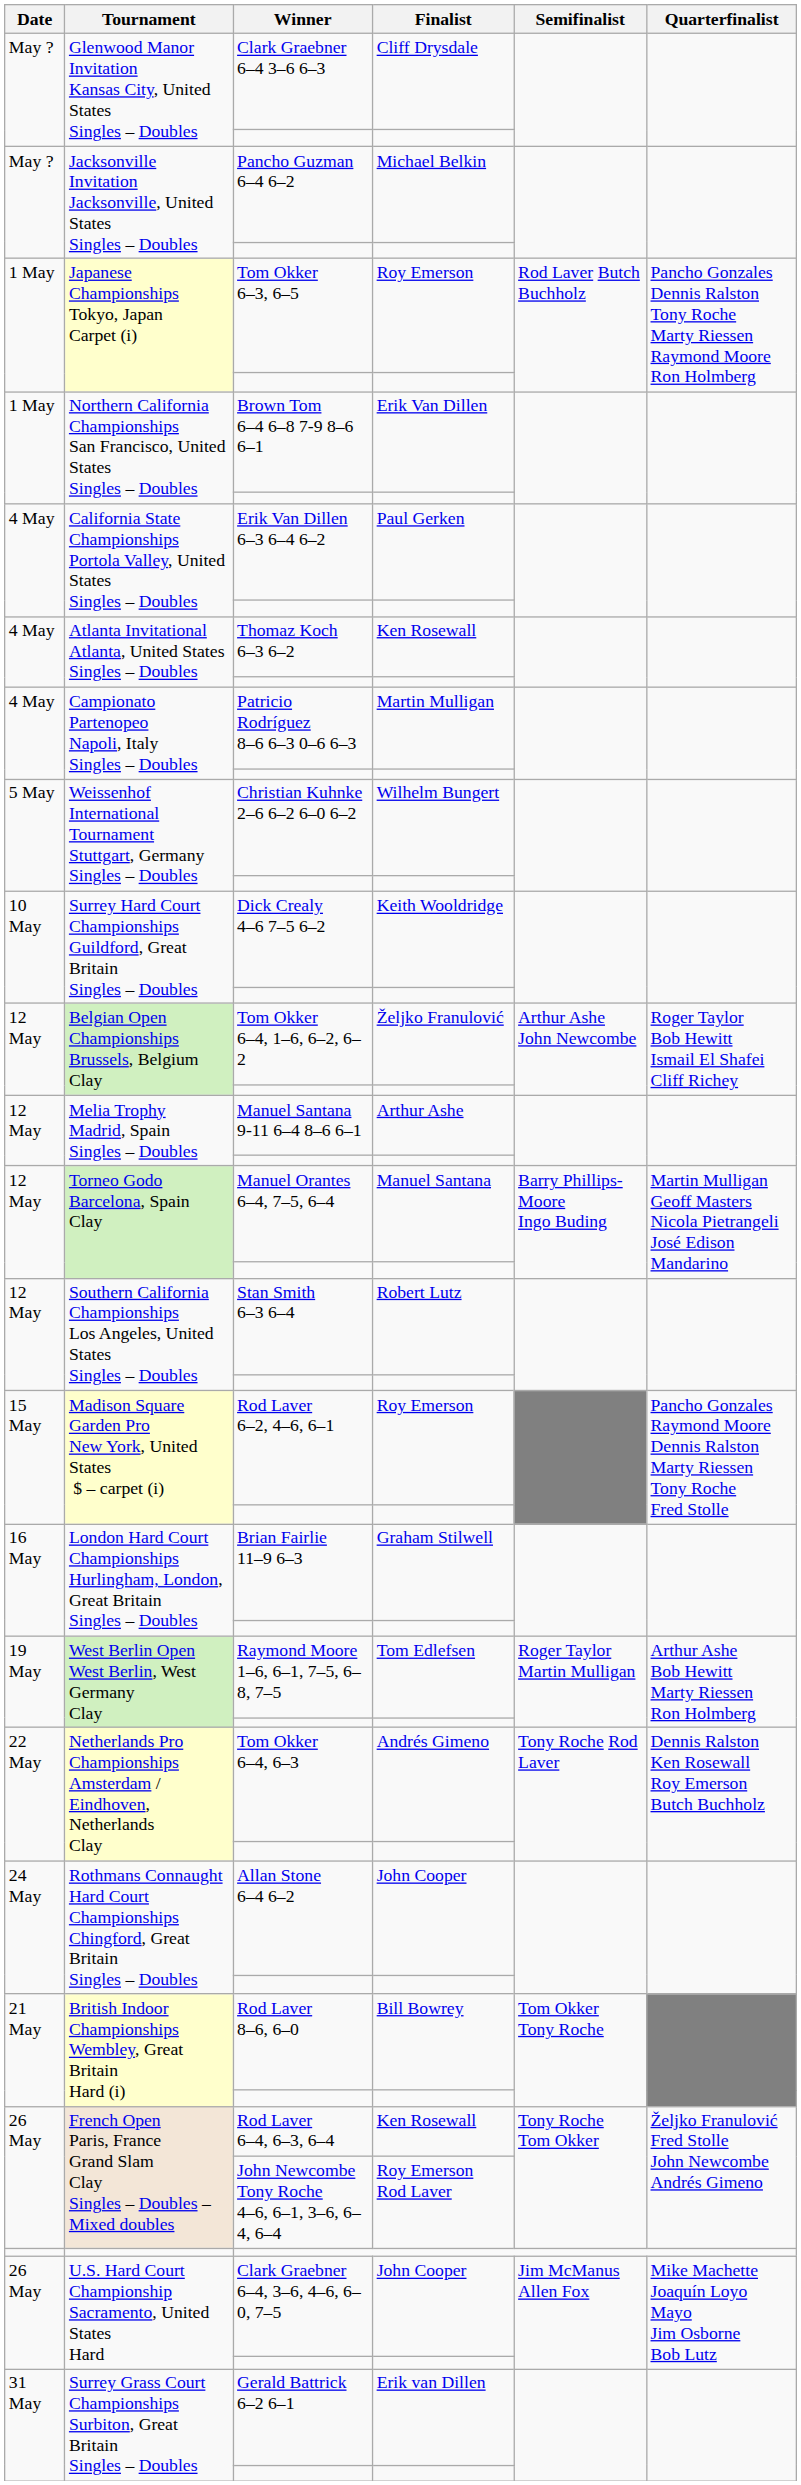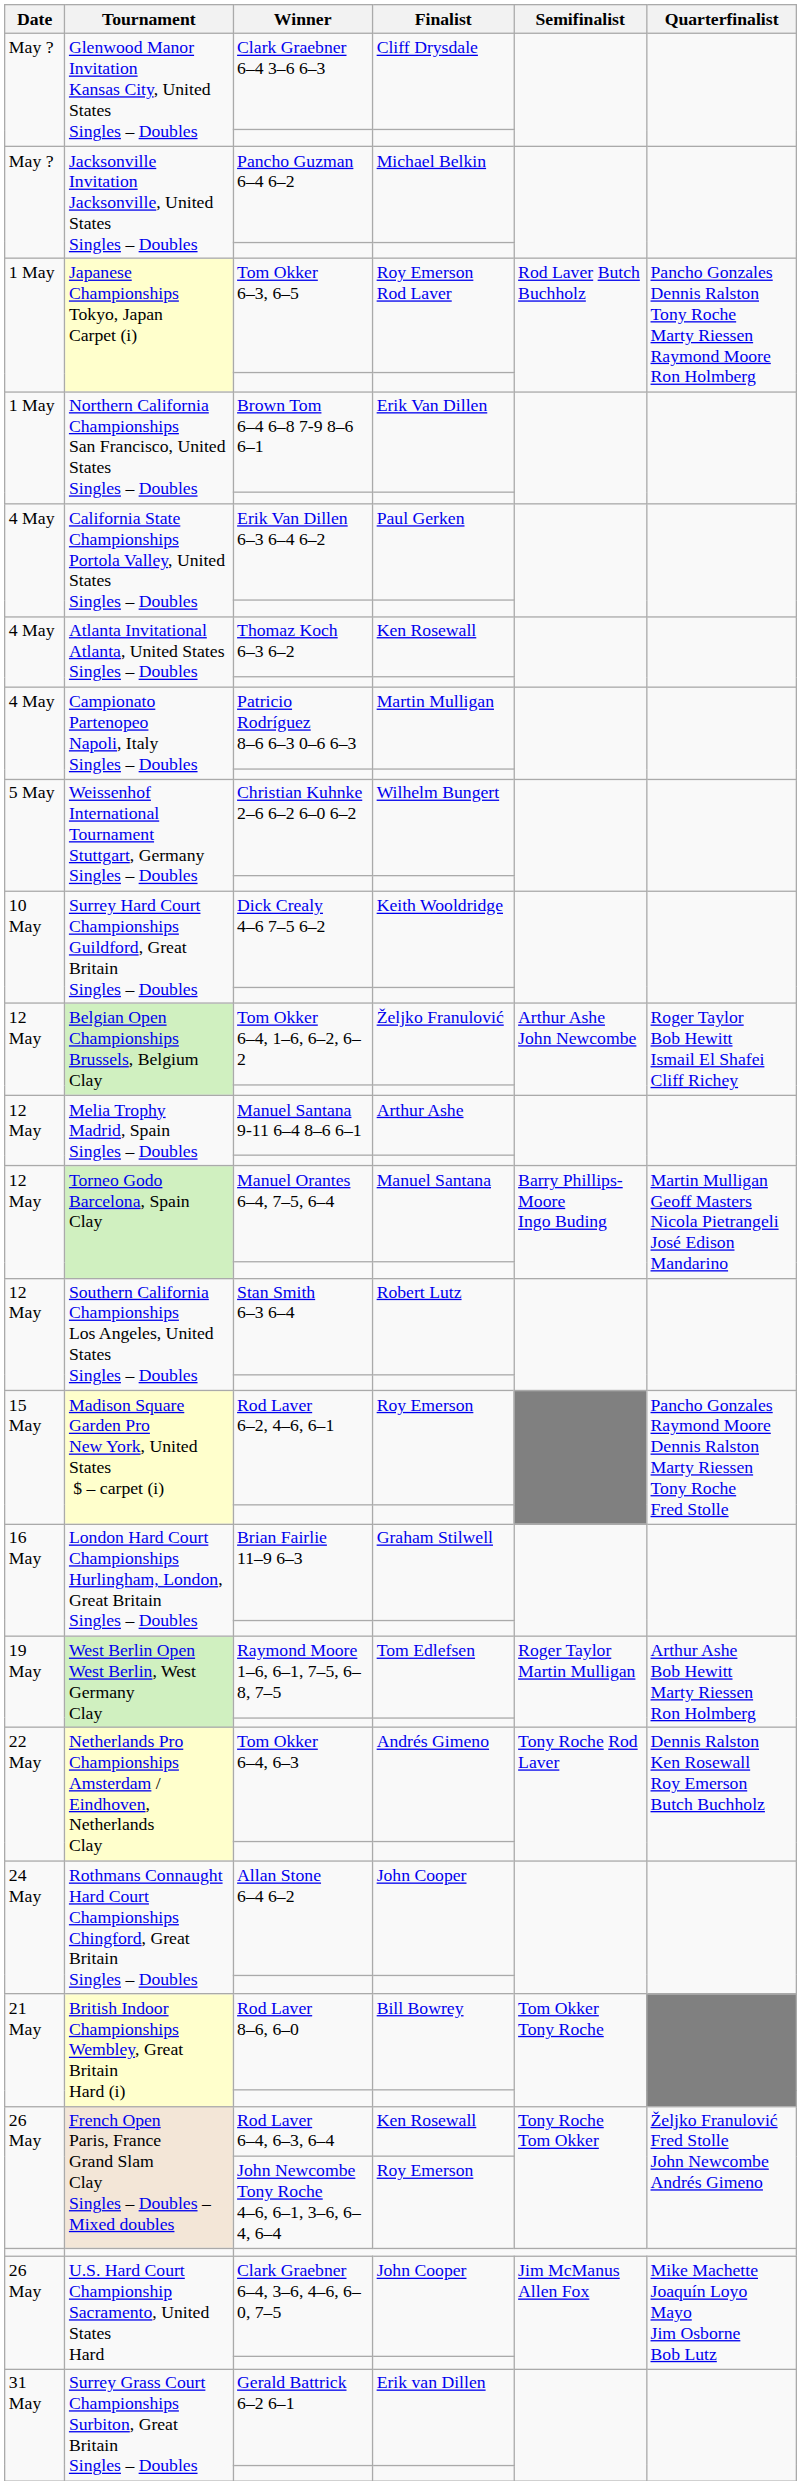(425, 272) Roy Emerson -> (425, 282) Roy Emerson Rod Laver
(425, 2180) Roy Emerson Rod Laver -> (425, 2170) Roy Emerson
